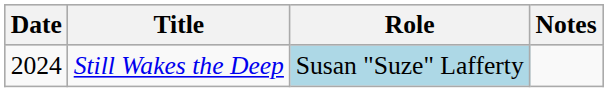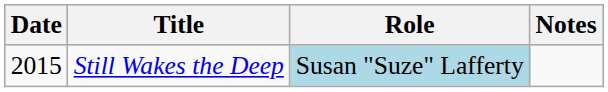(36, 65) 2024 -> (36, 65) 2015
